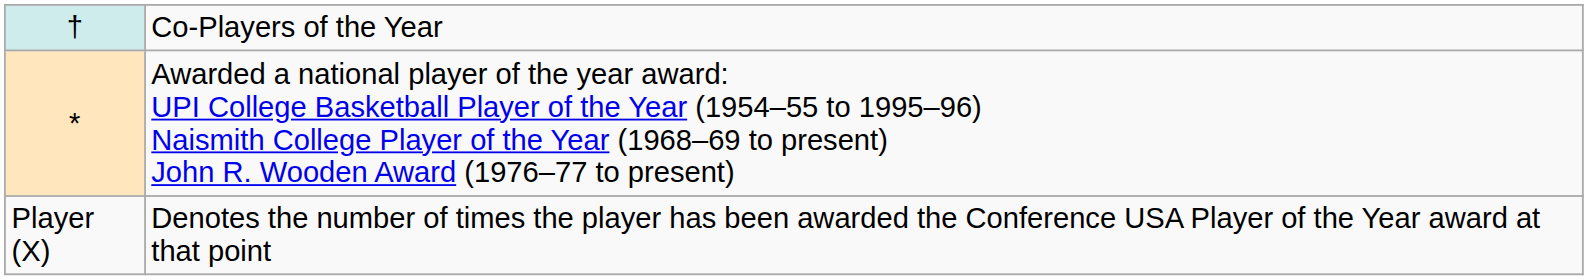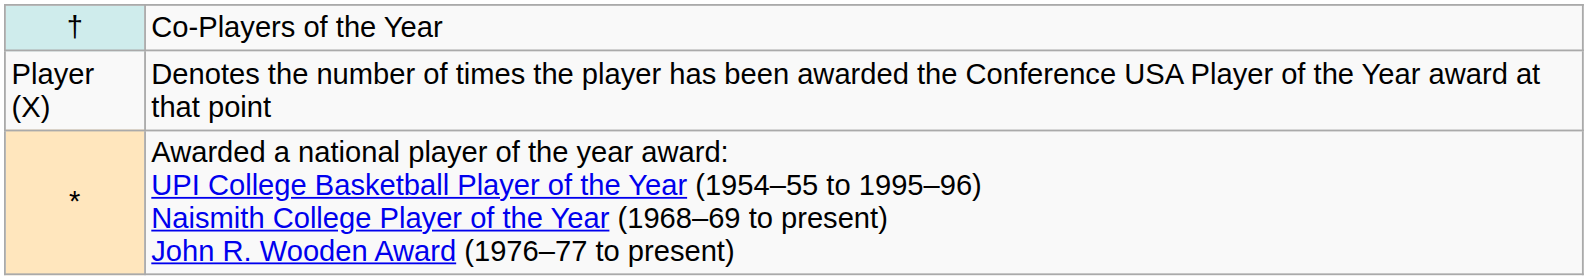rows swapped: (75, 122) <-> (53, 234)
